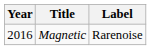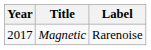(20, 34) 2016 -> (20, 34) 2017
